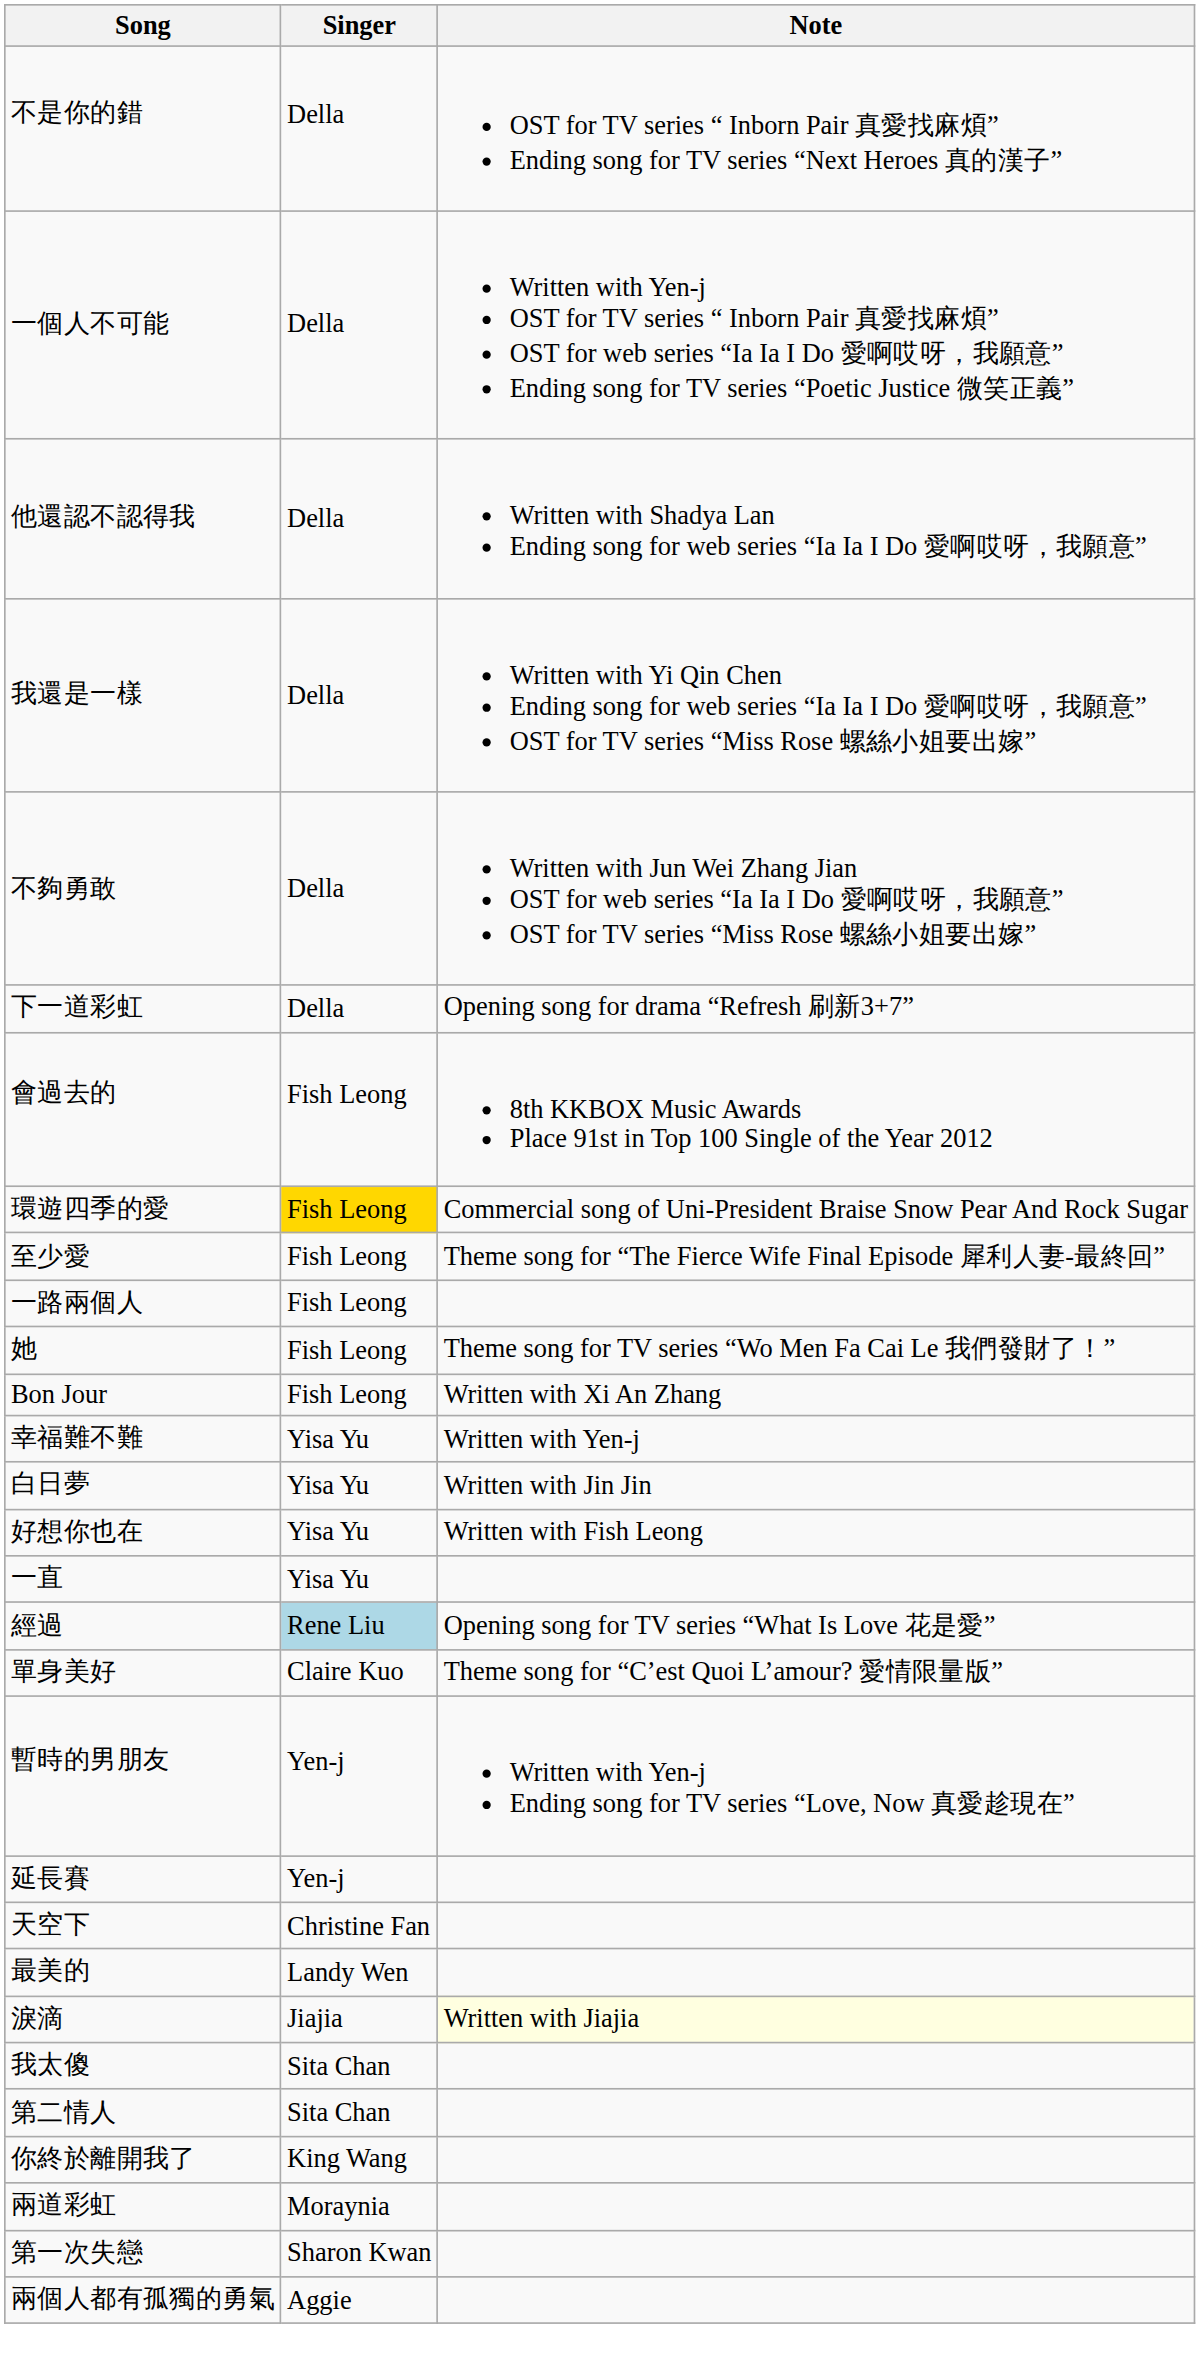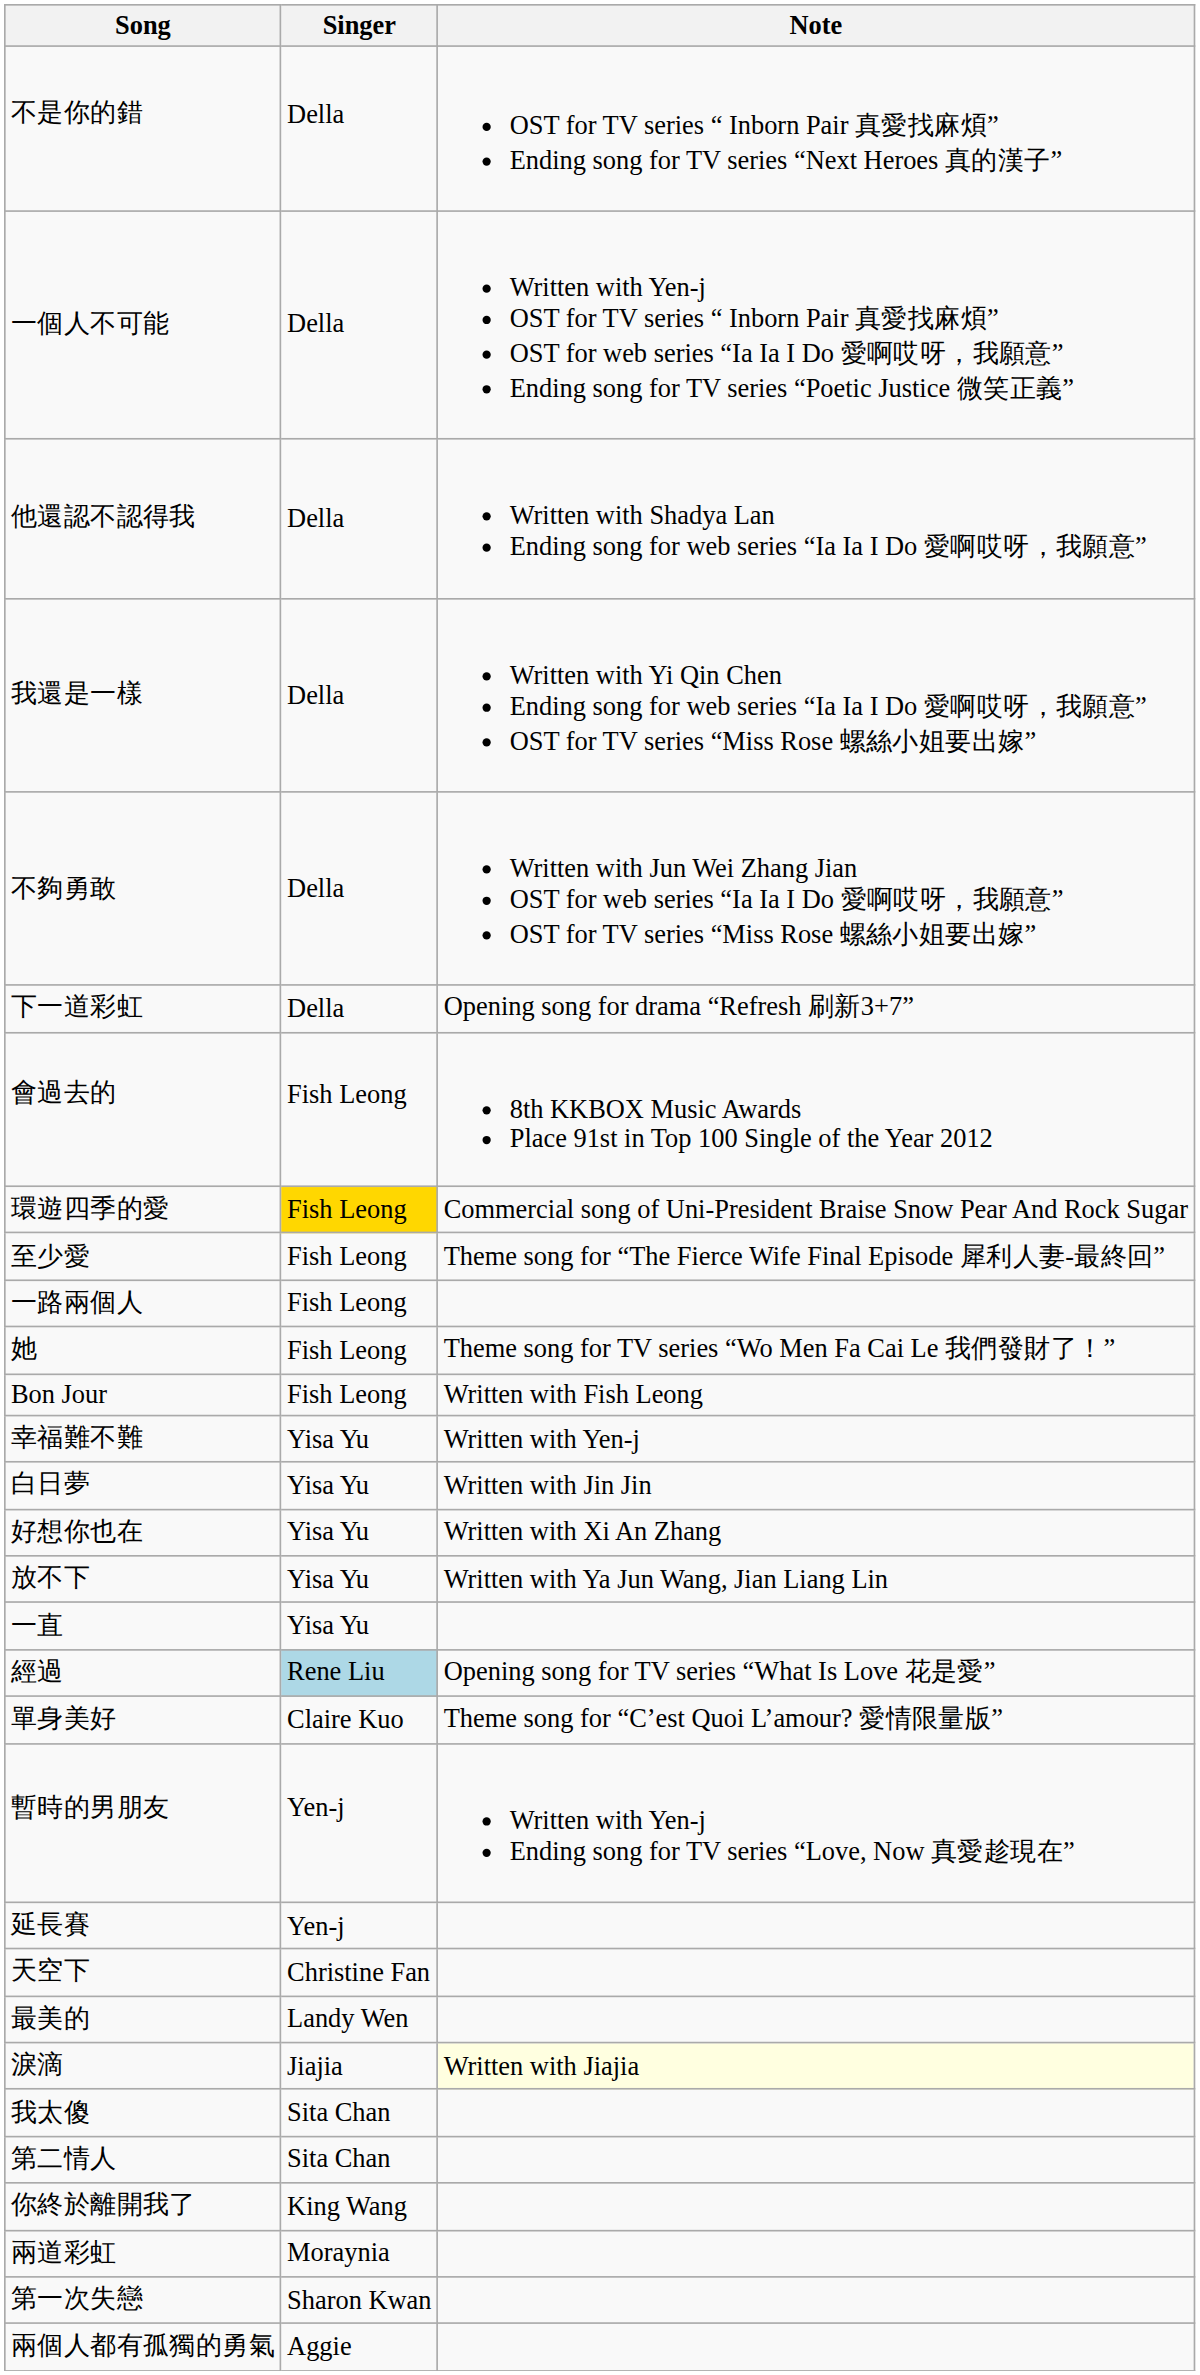(582, 1394) Written with Xi An Zhang -> (573, 1394) Written with Fish Leong
(573, 1532) Written with Fish Leong -> (582, 1532) Written with Xi An Zhang
+ row: (51, 1578)
